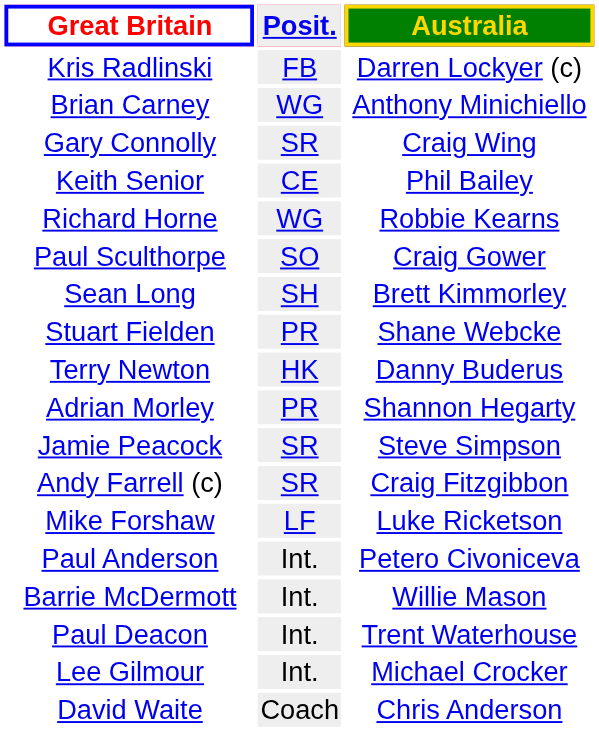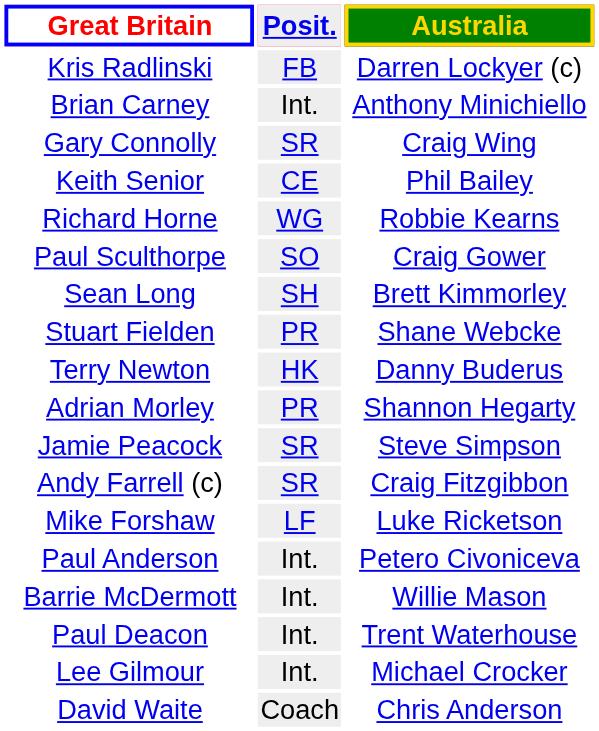(300, 105) WG -> (300, 105) Int.
